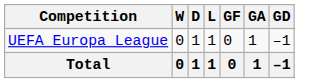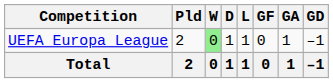+ column: (189, 17)
(180, 41) no background -> (213, 41) lightgreen background
